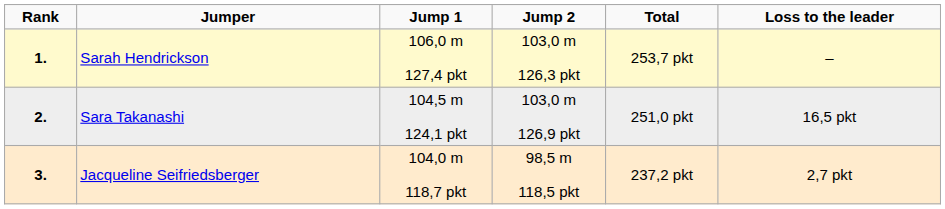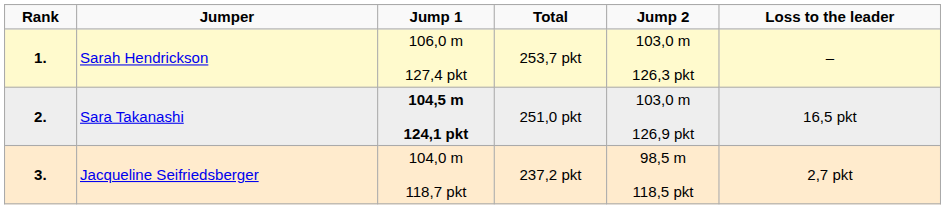columns swapped: (549, 17) <-> (662, 17)
(436, 117) normal -> (436, 117) bold
